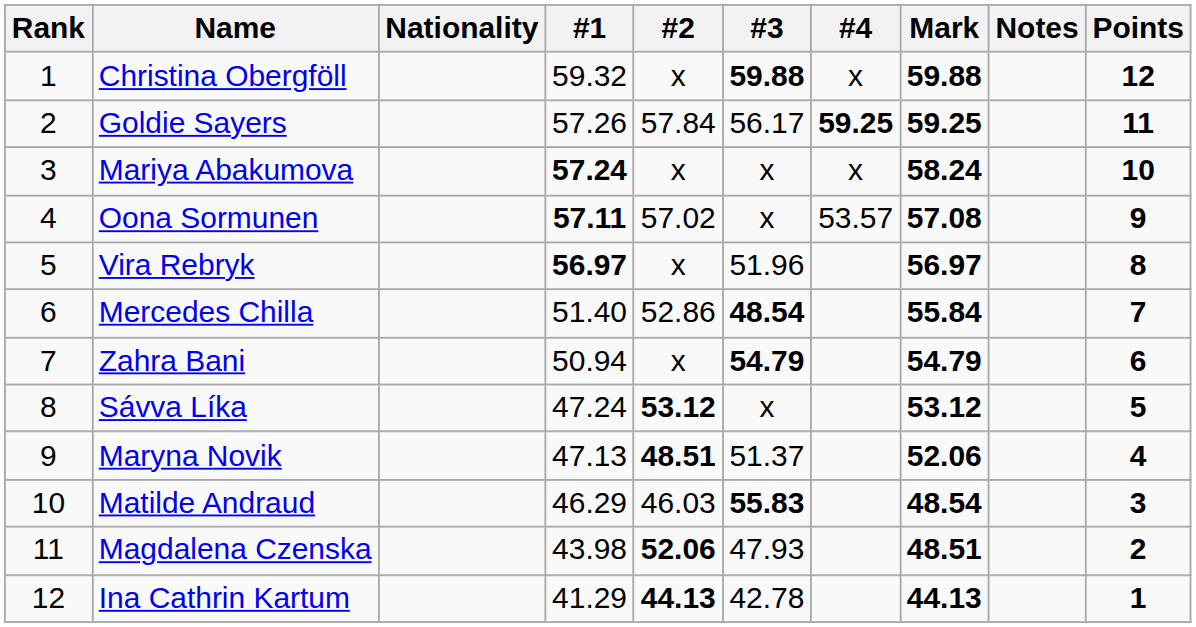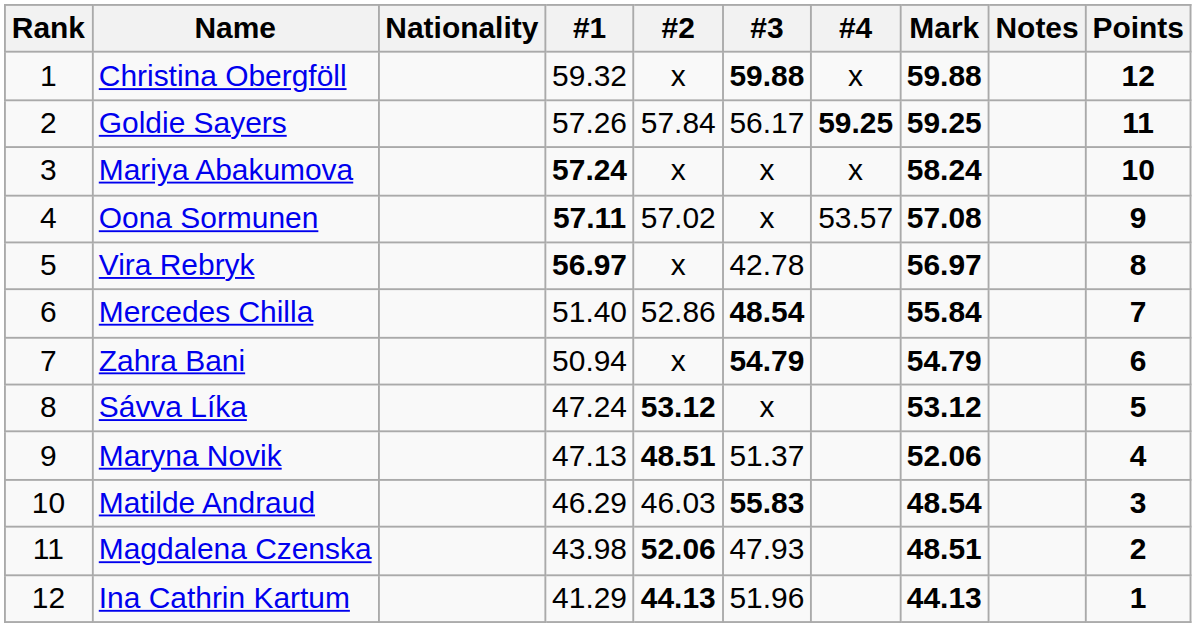(767, 265) 51.96 -> (767, 265) 42.78
(767, 597) 42.78 -> (767, 597) 51.96
